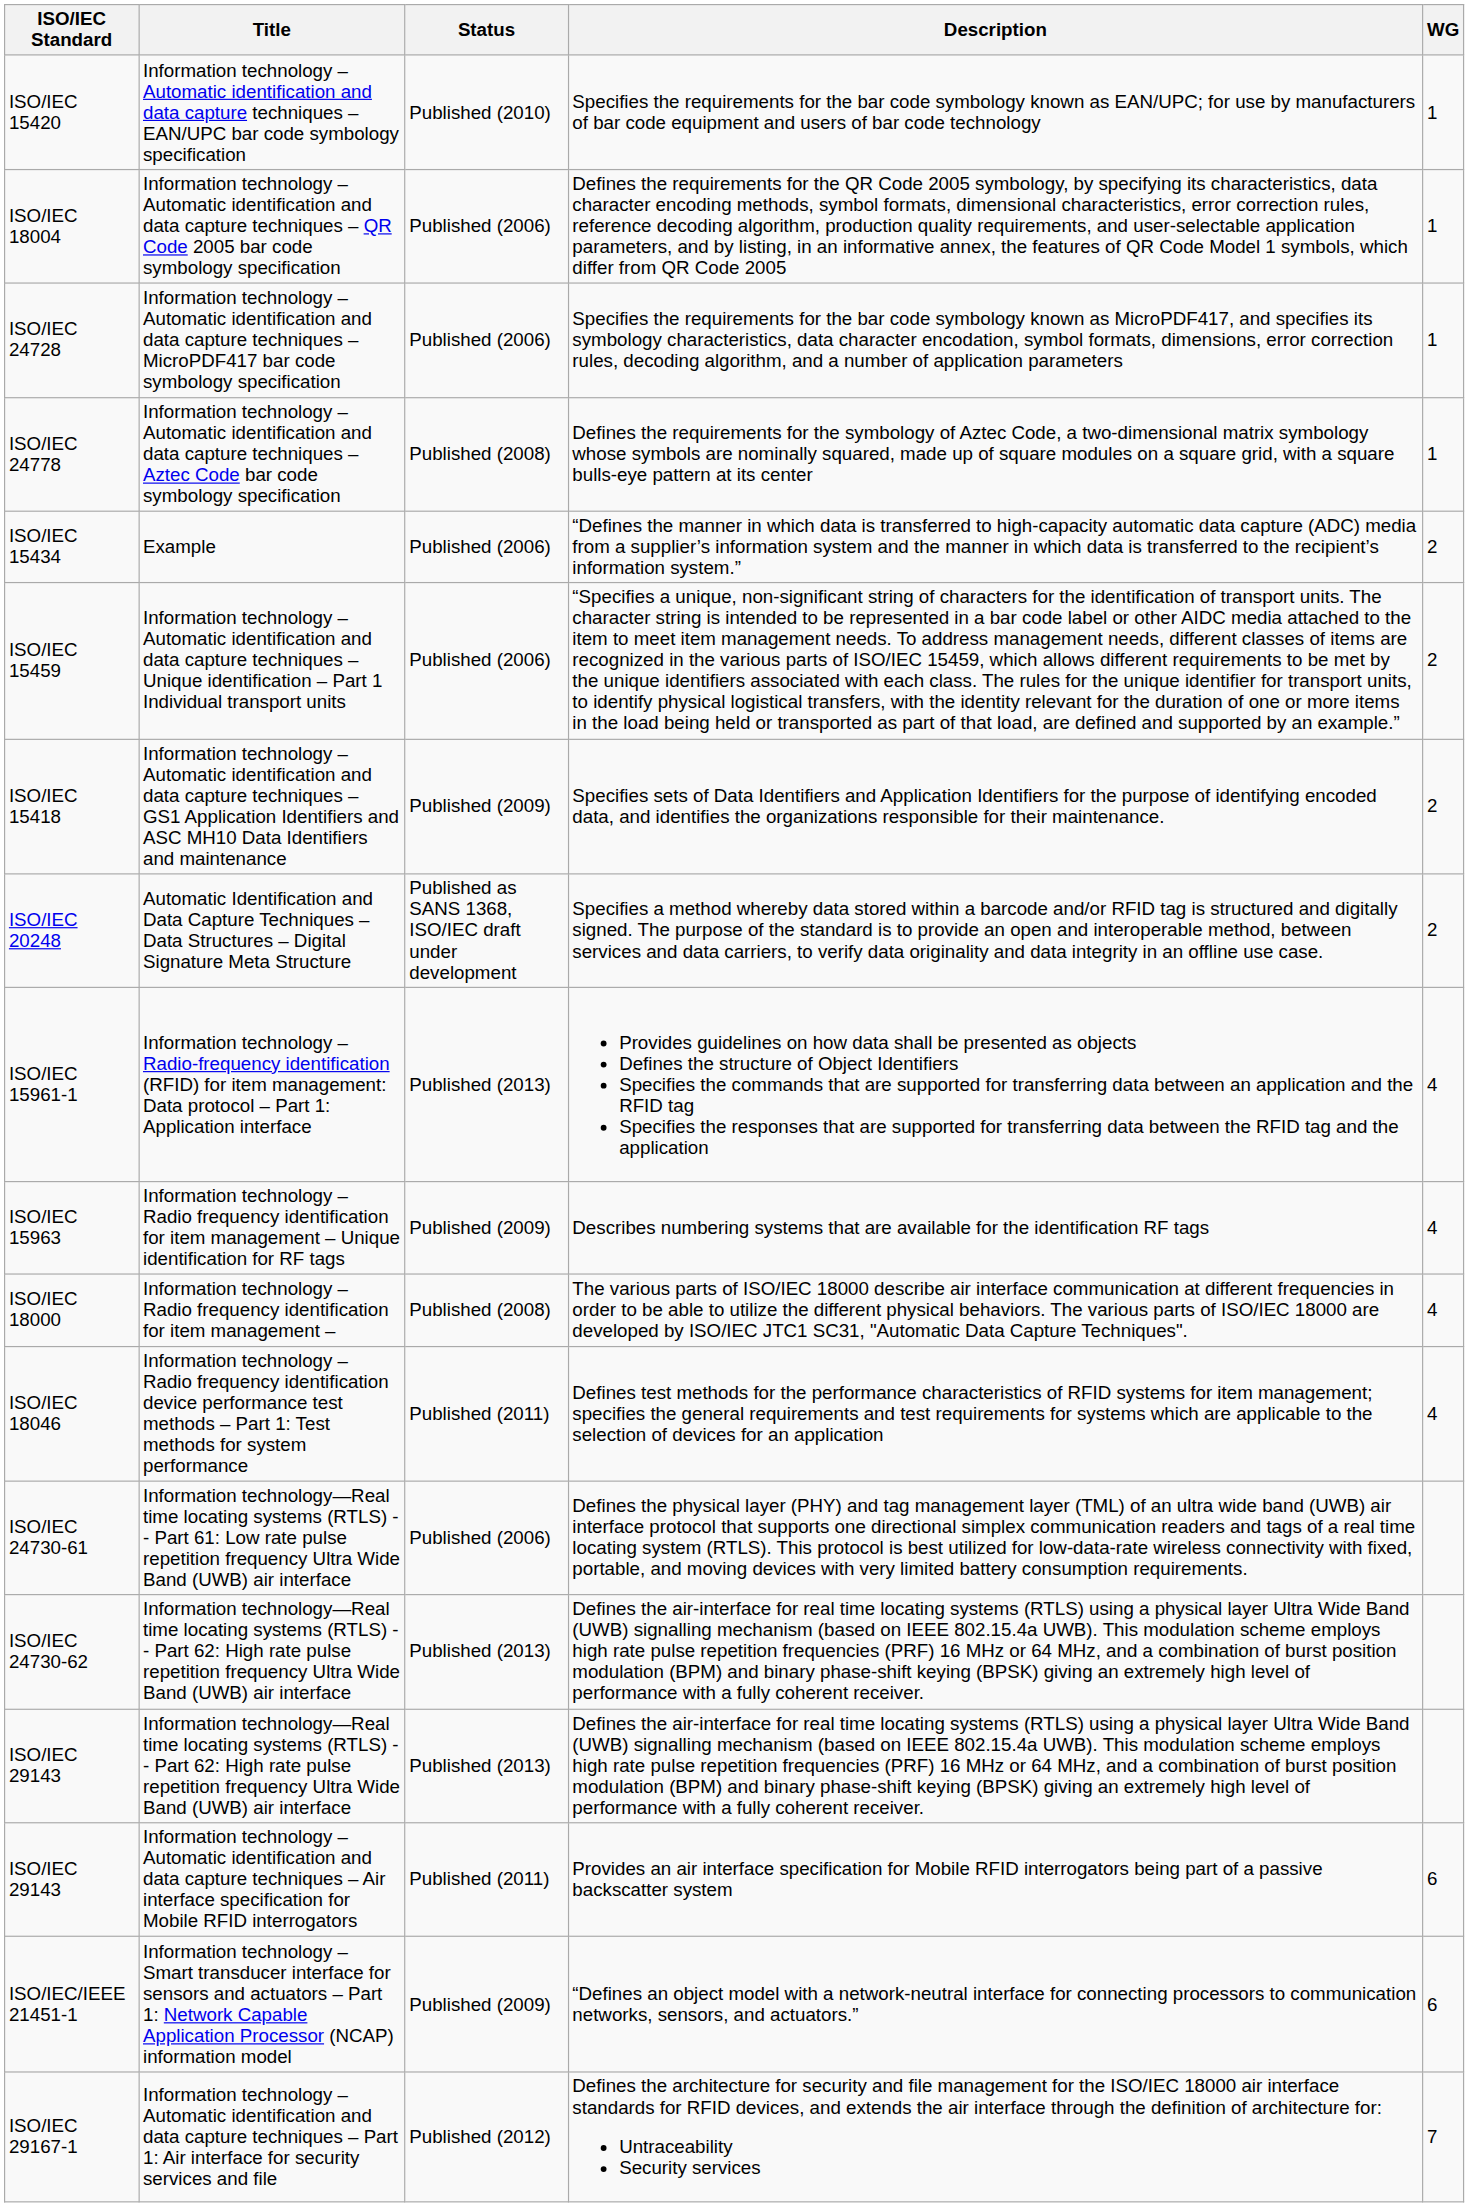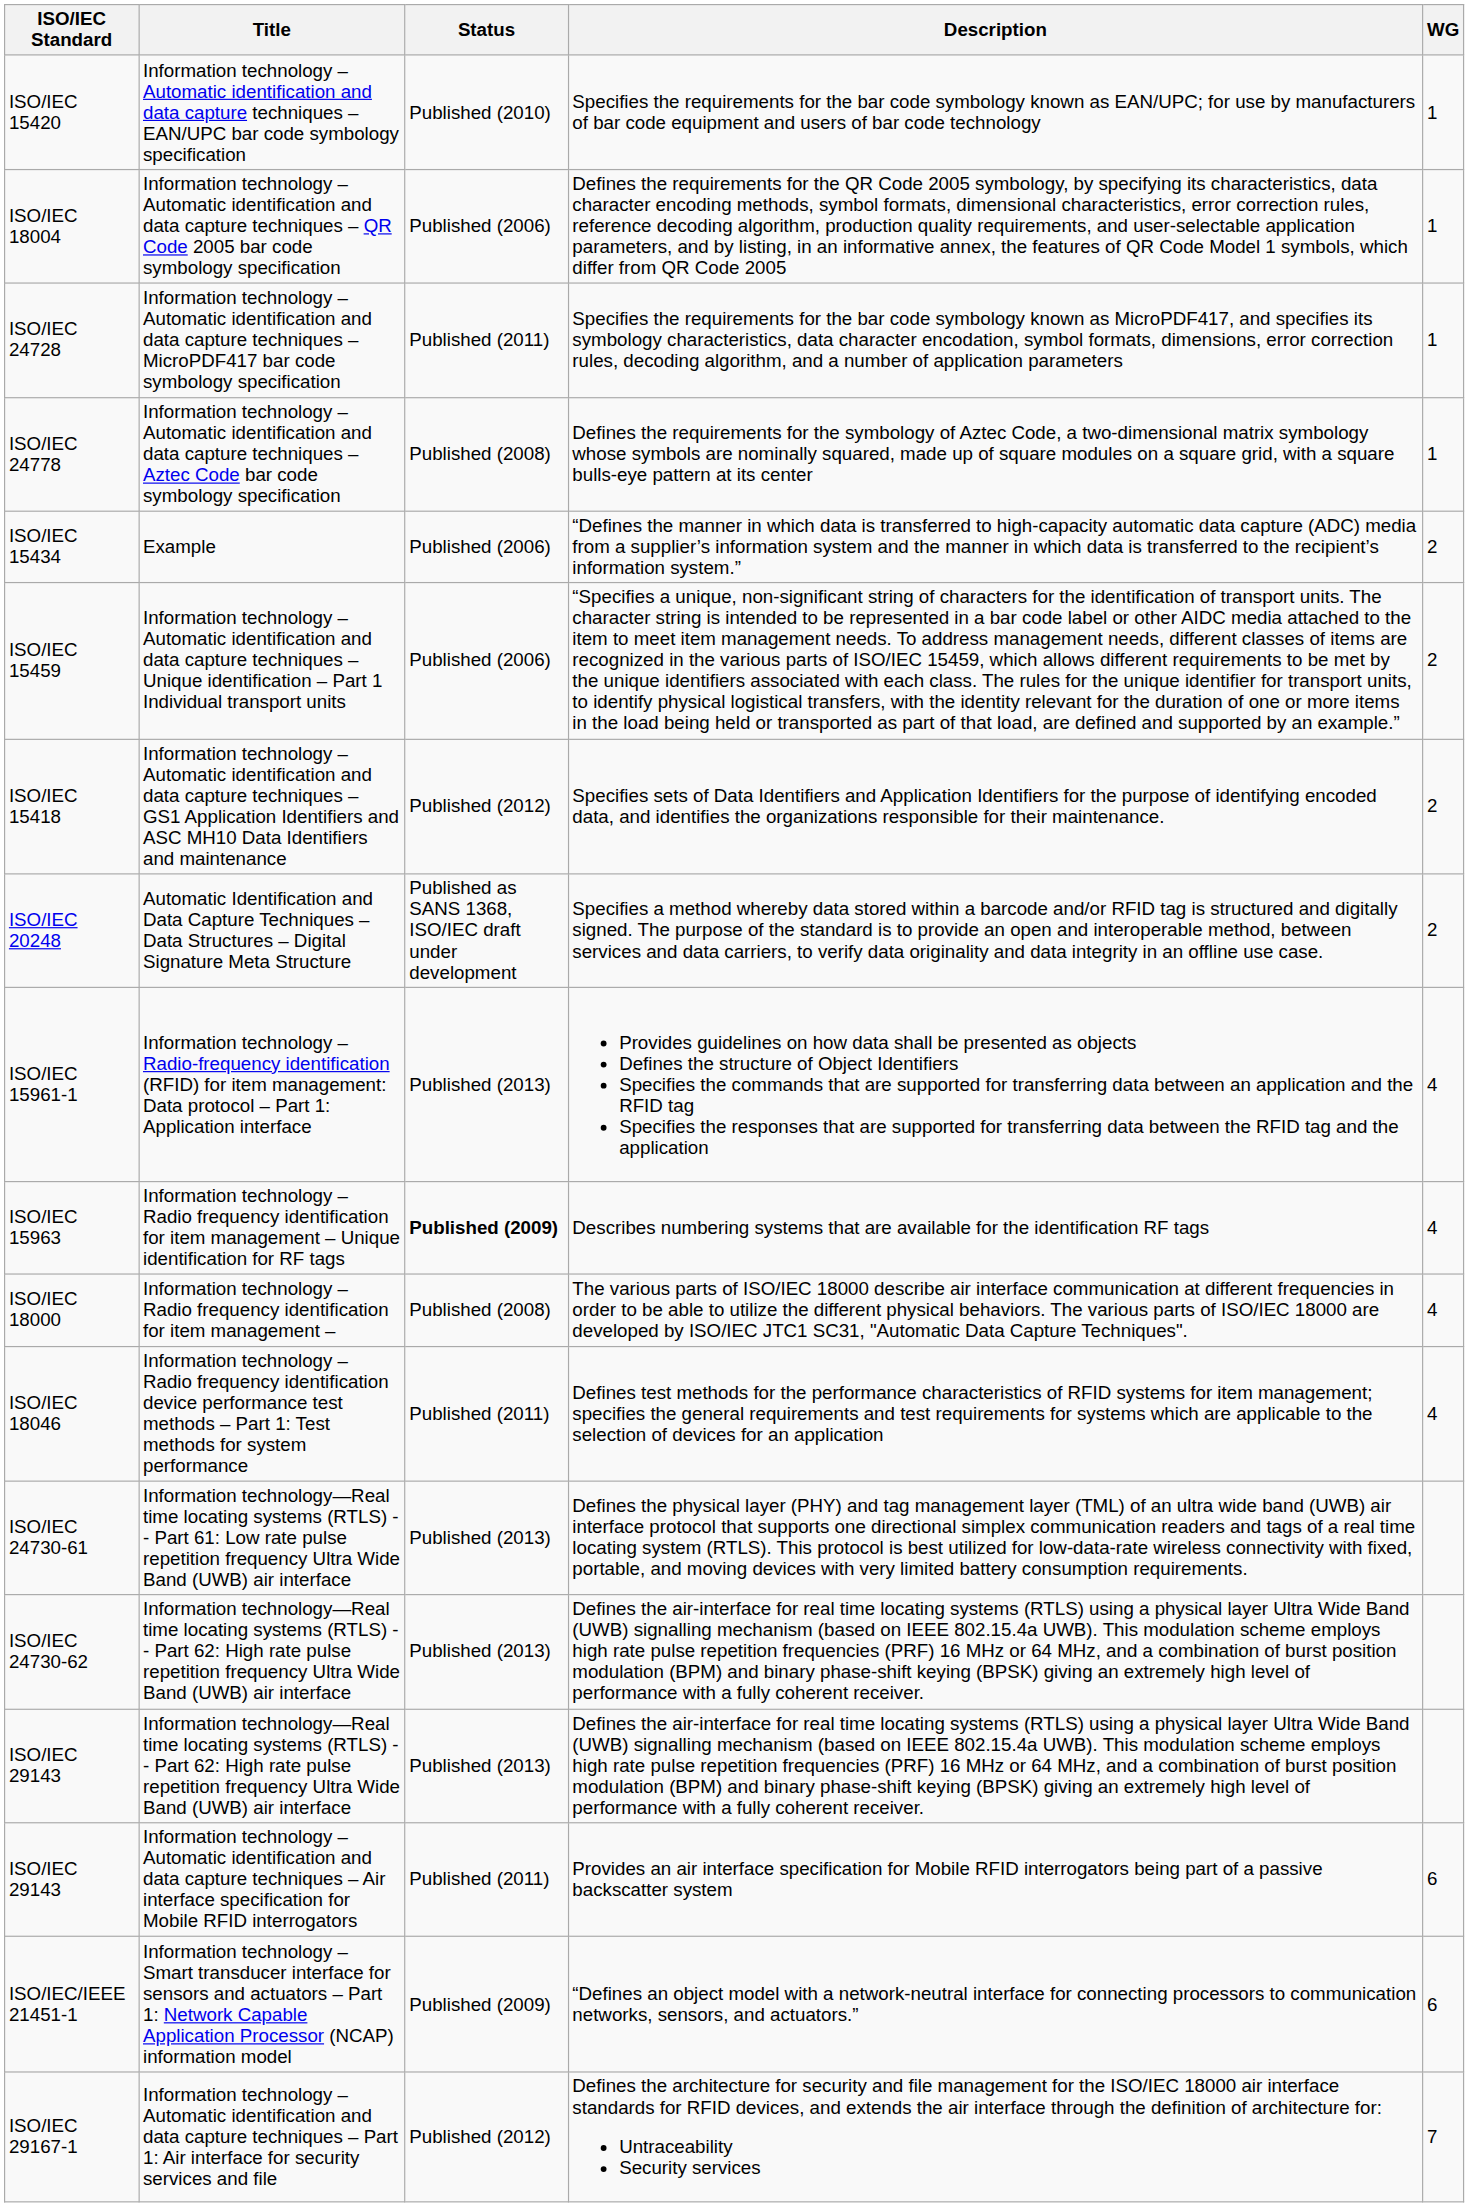(480, 340) Published (2006) -> (479, 340) Published (2011)
(480, 806) Published (2009) -> (480, 806) Published (2012)
(480, 1227) normal -> (484, 1227) bold
(480, 1537) Published (2006) -> (480, 1537) Published (2013)
